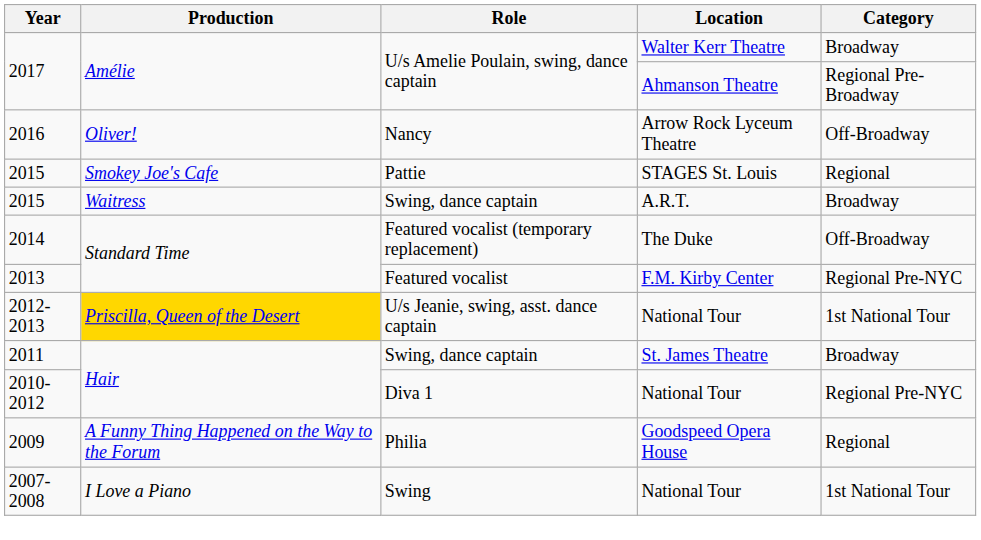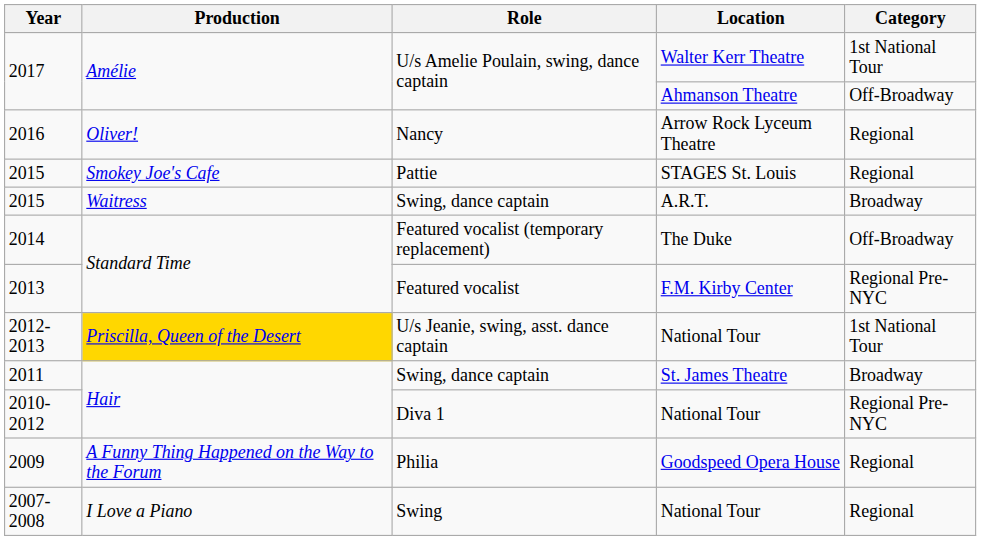(862, 47) Broadway -> (893, 57) 1st National Tour
(875, 85) Regional Pre-Broadway -> (901, 95) Off-Broadway
(877, 134) Off-Broadway -> (882, 134) Regional
(888, 490) 1st National Tour -> (882, 510) Regional
